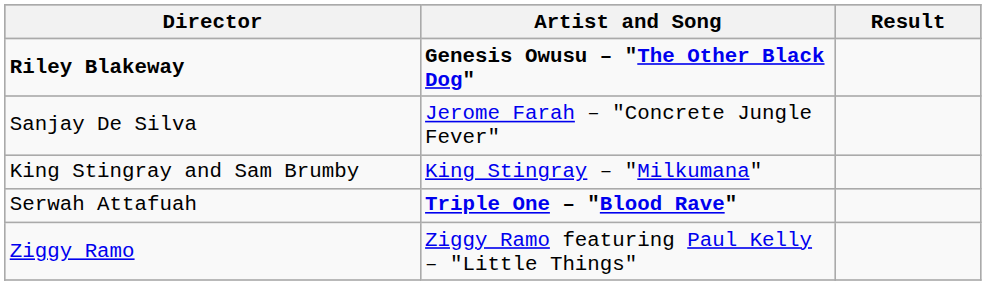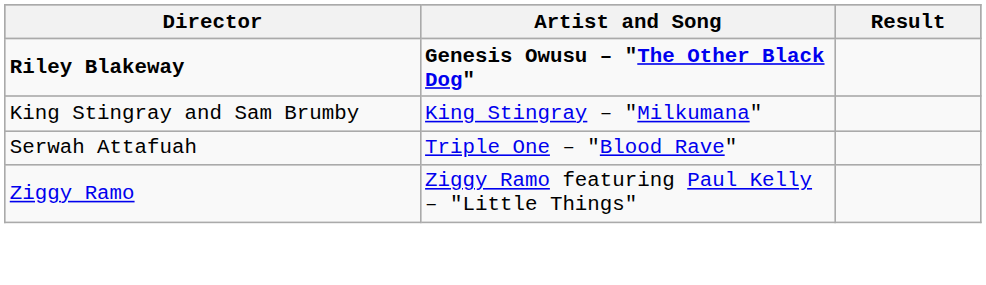- row: (103, 126)
(581, 205) bold -> (581, 147) normal
